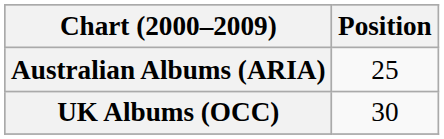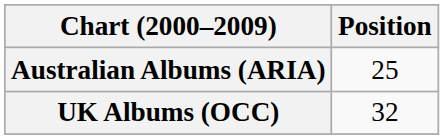(385, 112) 30 -> (385, 112) 32
